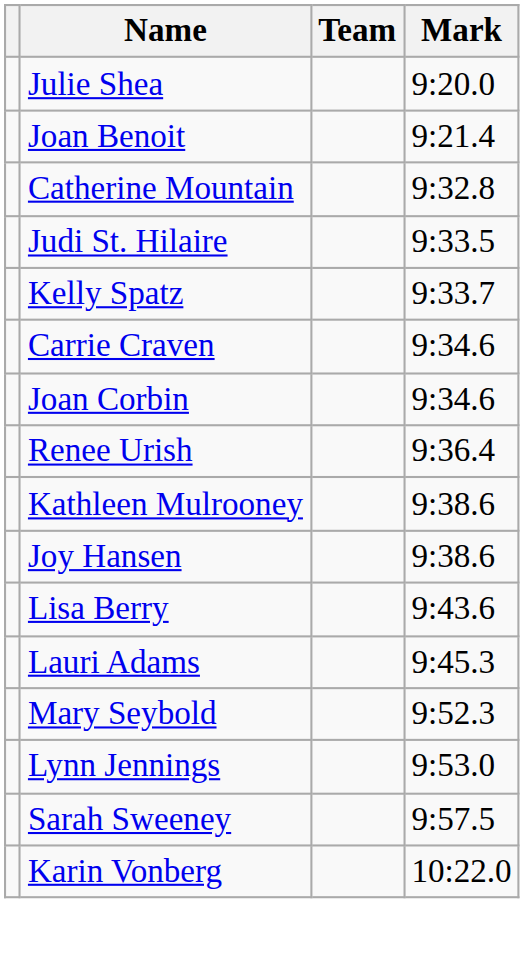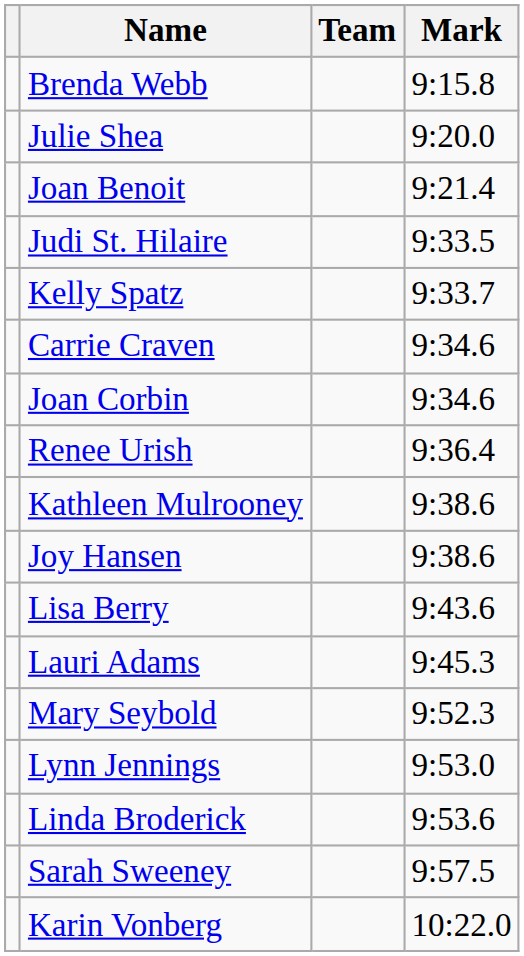+ row: (118, 83)
- row: (161, 188)
+ row: (137, 818)
